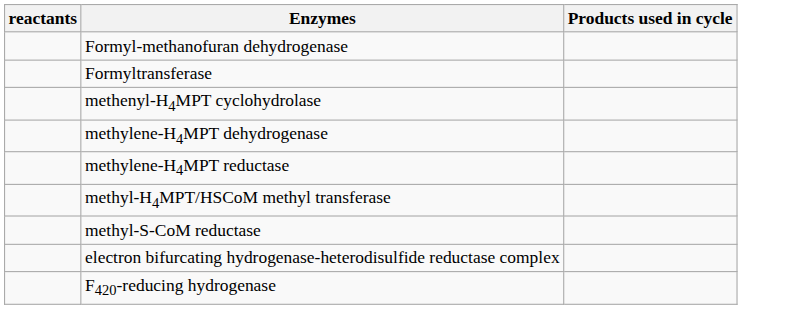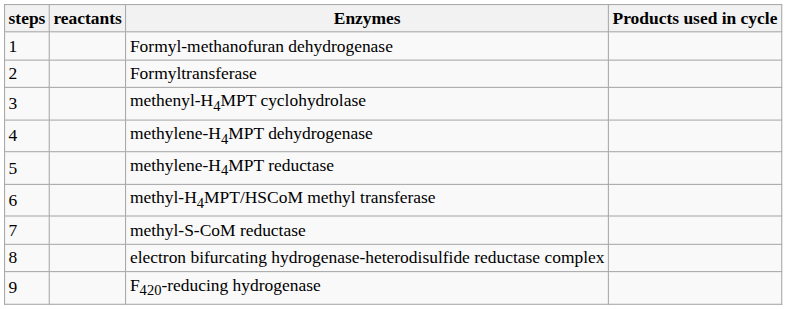+ column: (27, 18)
